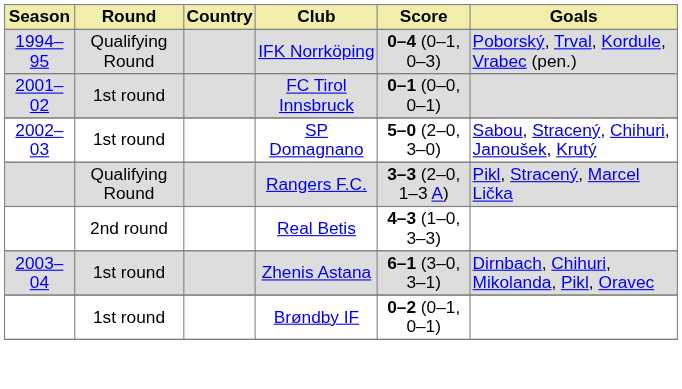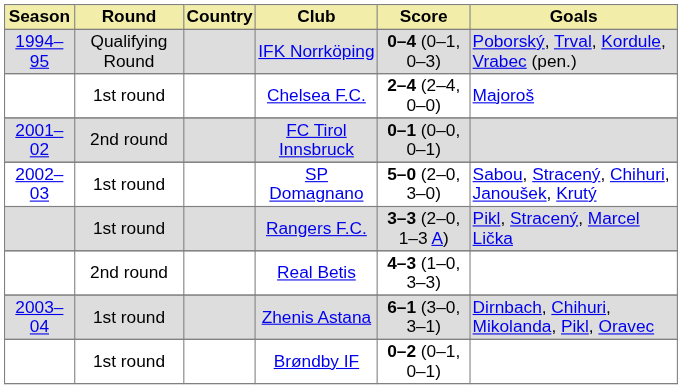+ row: (316, 95)
(129, 95) 1st round -> (129, 140) 2nd round
(129, 184) Qualifying Round -> (129, 228) 1st round
